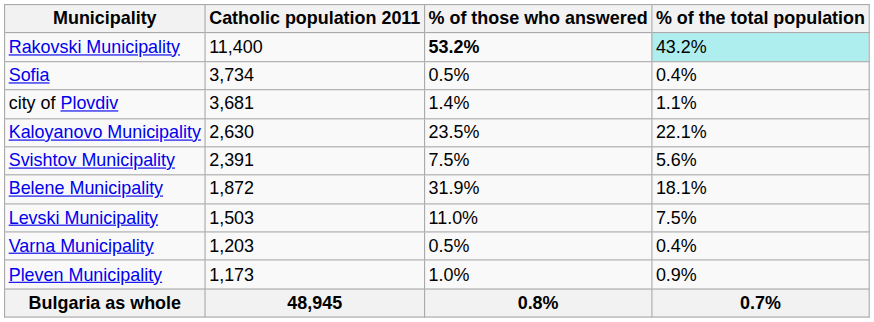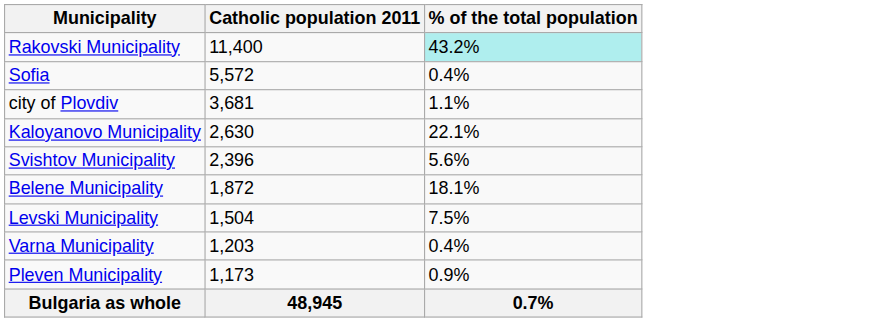- column: (538, 18)
(232, 75) 3,734 -> (232, 75) 5,572
(232, 160) 2,391 -> (232, 160) 2,396
(232, 217) 1,503 -> (232, 217) 1,504
